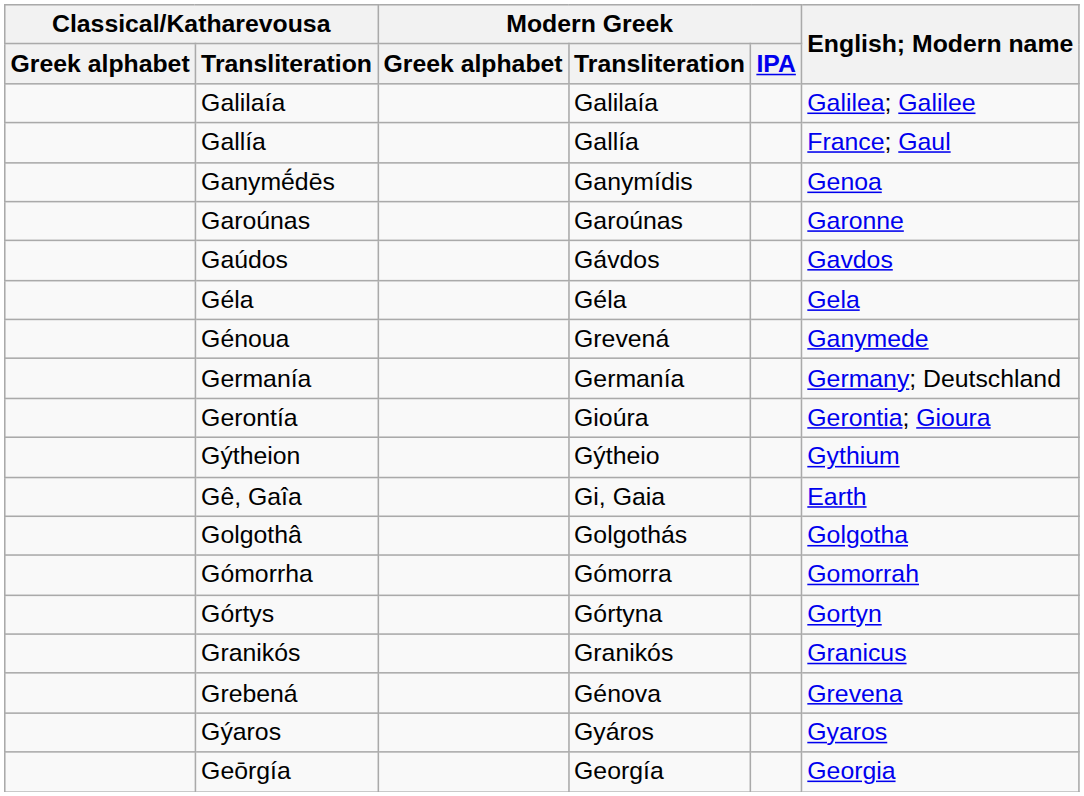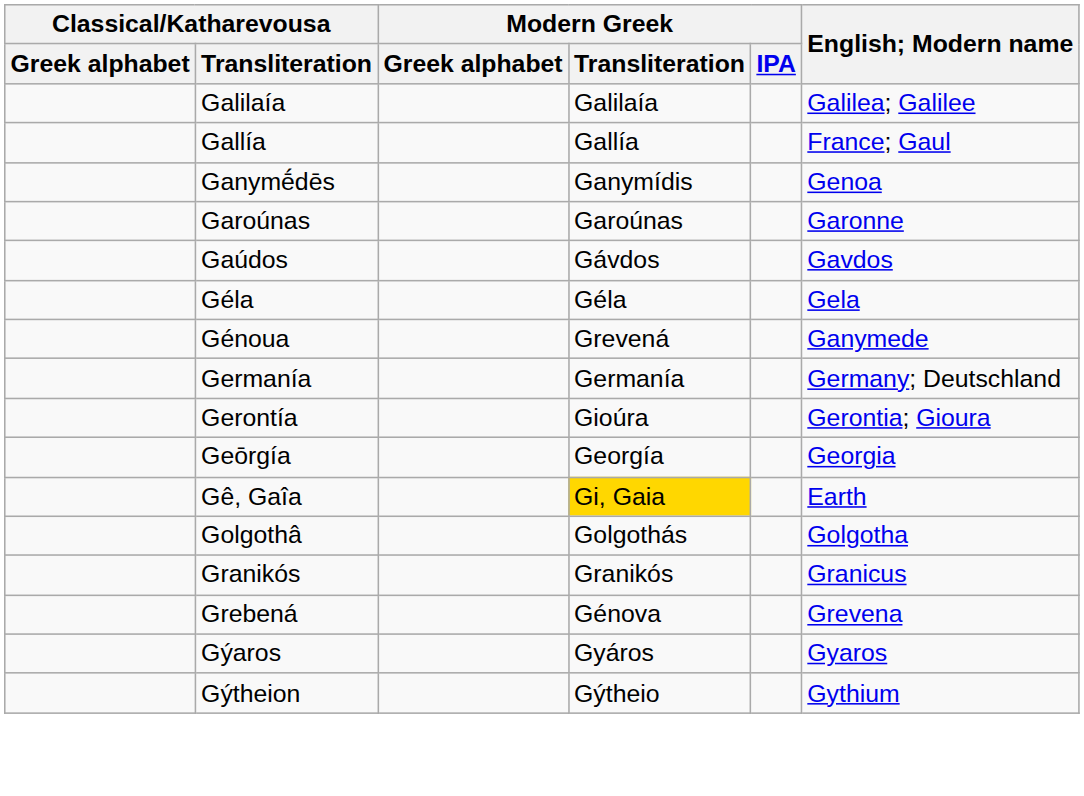rows swapped: (246, 771) <-> (251, 456)
(620, 496) no background -> (620, 496) gold background
- row: (257, 574)
- row: (238, 614)
